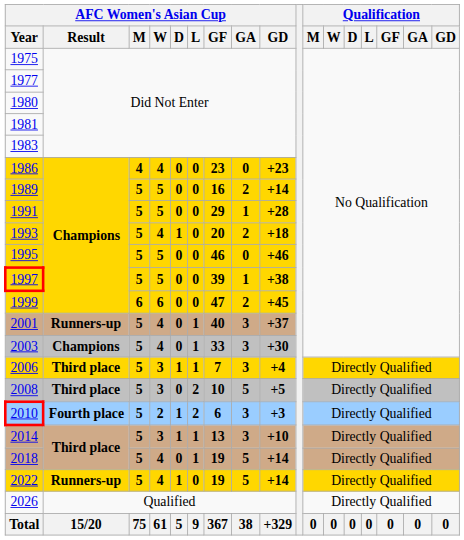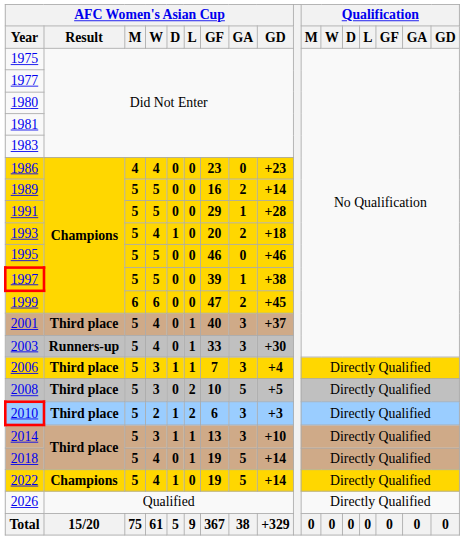(86, 324) Runners-up -> (84, 324) Third place
(86, 346) Champions -> (84, 346) Runners-up
(86, 413) Fourth place -> (84, 413) Third place
(86, 480) Runners-up -> (84, 480) Champions
